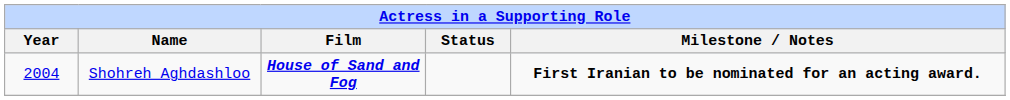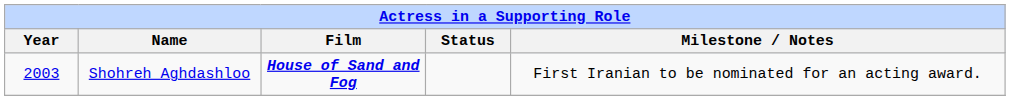(41, 74) 2004 -> (41, 74) 2003
(758, 74) bold -> (758, 74) normal
